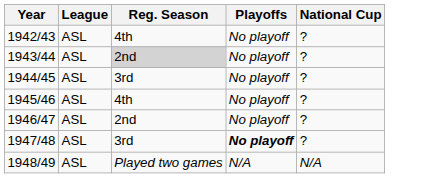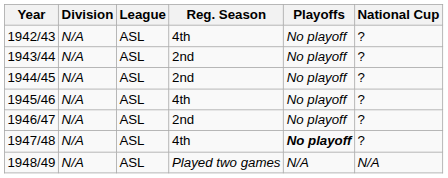+ column: (87, 15)
(125, 57) lightgrey background -> (183, 57) no background
(124, 78) 3rd -> (183, 78) 2nd
(124, 141) 3rd -> (181, 141) 4th
